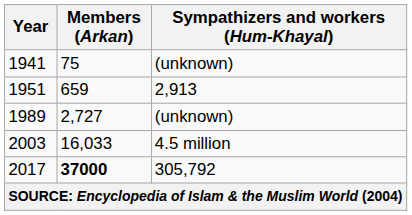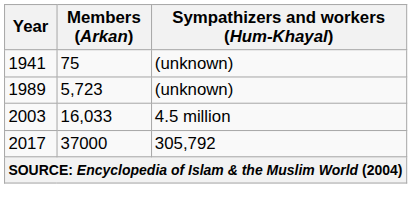- row: (27, 90)
(82, 116) 2,727 -> (82, 90) 5,723
(84, 169) bold -> (84, 143) normal
